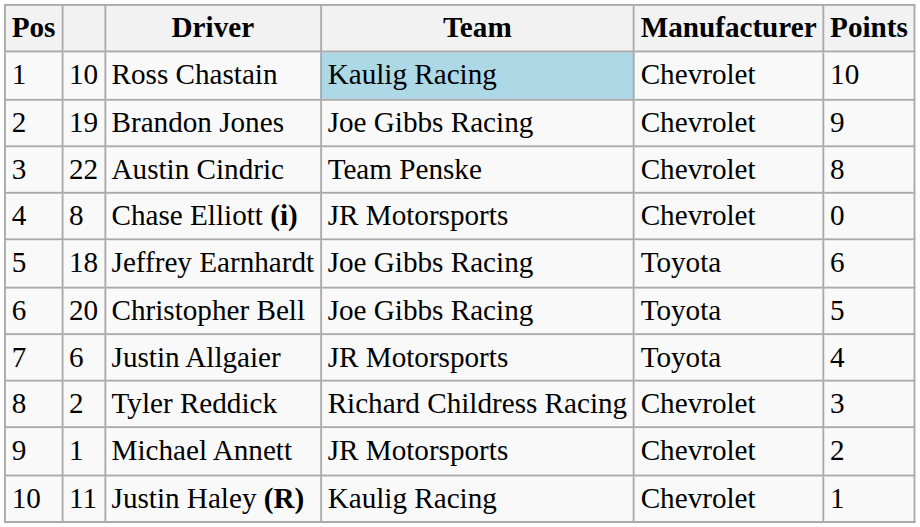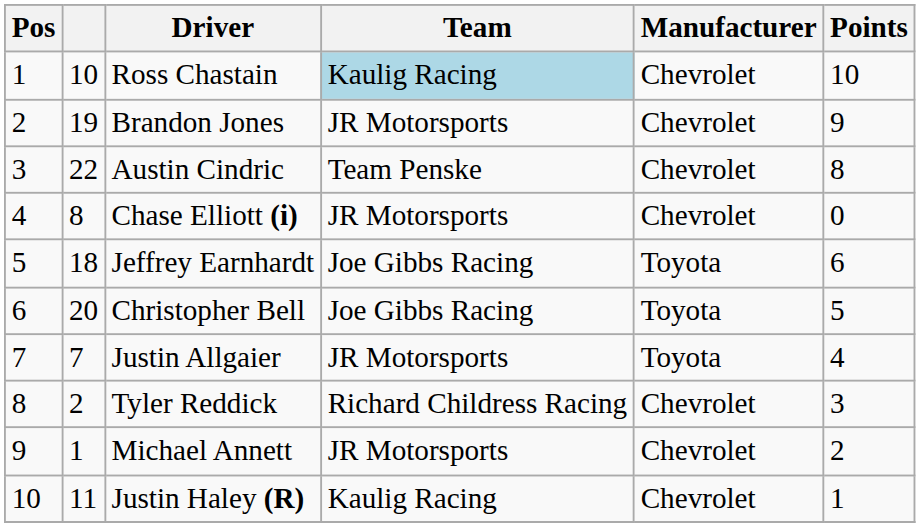(430, 121) Joe Gibbs Racing -> (418, 121) JR Motorsports
(76, 356) 6 -> (76, 356) 7
